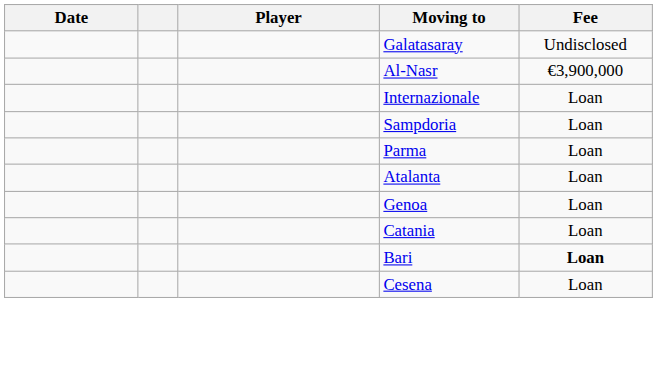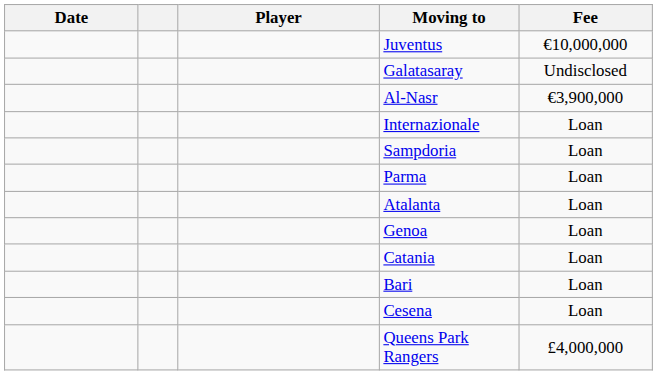+ row: (413, 44)
(585, 257) bold -> (585, 284) normal
+ row: (426, 346)
